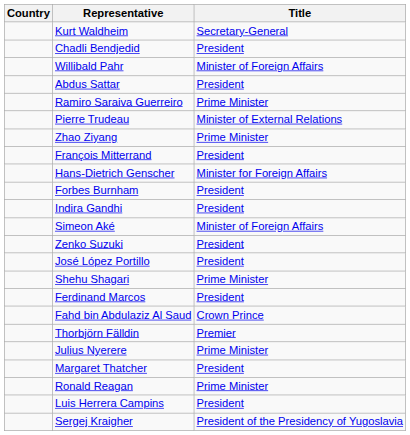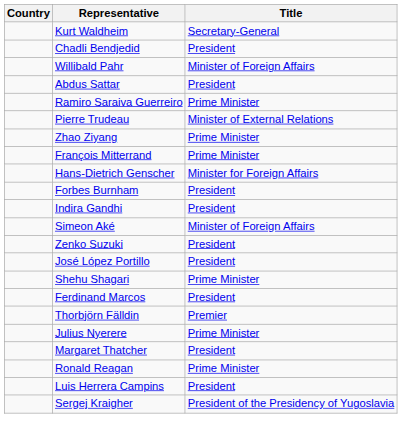(220, 155) President -> (224, 155) Prime Minister
- row: (123, 315)
